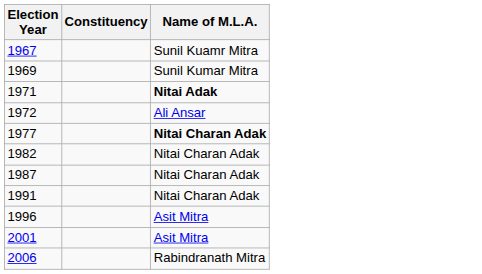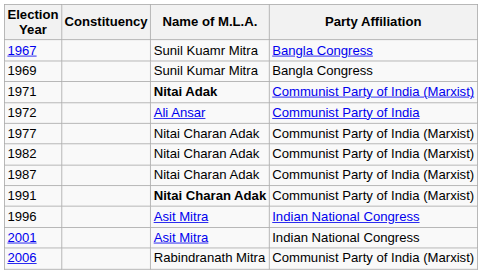+ column: (373, 22)
(210, 133) bold -> (207, 133) normal
(207, 196) normal -> (210, 196) bold
